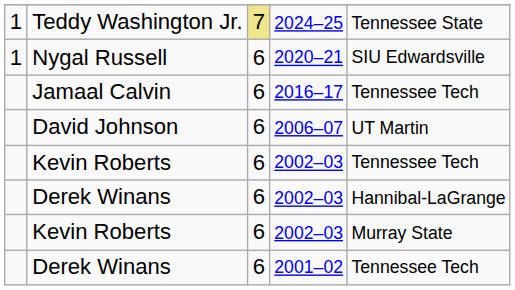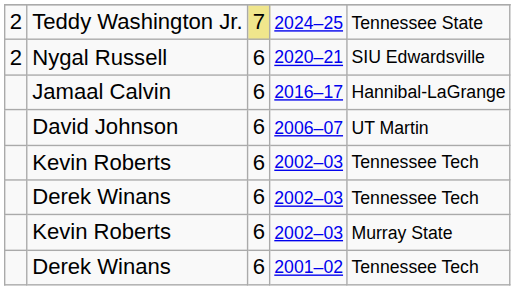(16, 22) 1 -> (16, 22) 2
(16, 57) 1 -> (16, 57) 2
(415, 92) Tennessee Tech -> (429, 92) Hannibal-LaGrange
(429, 197) Hannibal-LaGrange -> (415, 197) Tennessee Tech
